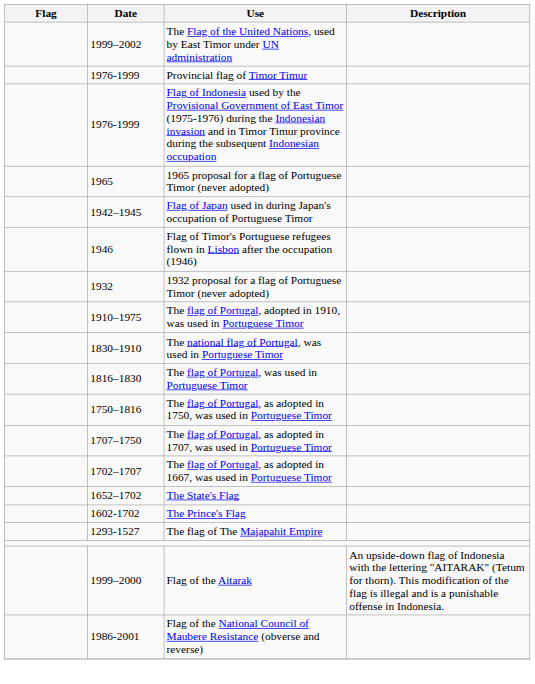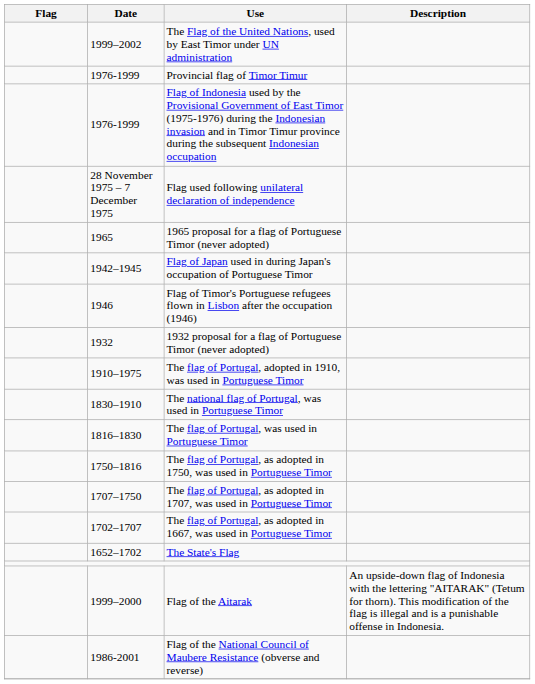+ row: (121, 194)
- row: (115, 513)
- row: (115, 531)
